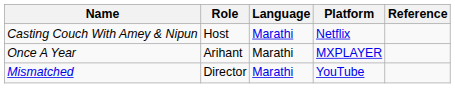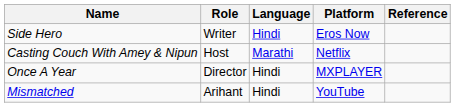+ row: (35, 33)
(223, 53) Arihant -> (225, 72) Director
(273, 53) Marathi -> (266, 72) Hindi
(225, 72) Director -> (223, 92) Arihant
(273, 72) Marathi -> (266, 92) Hindi
